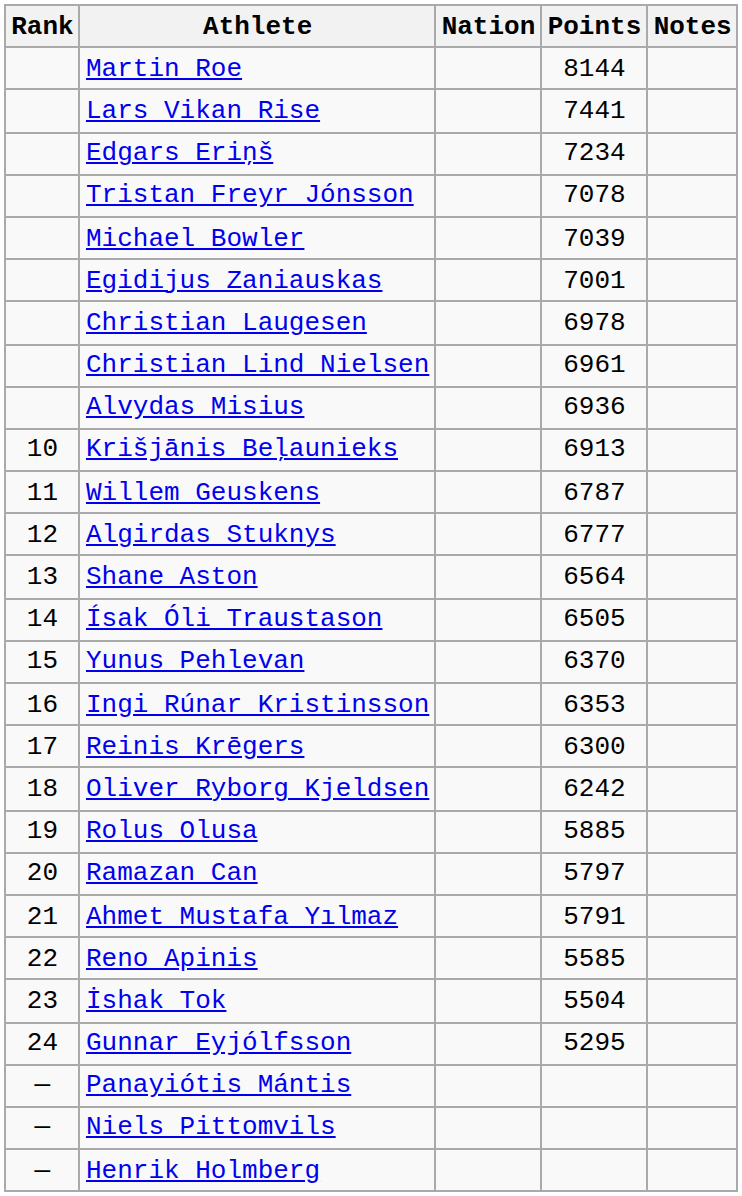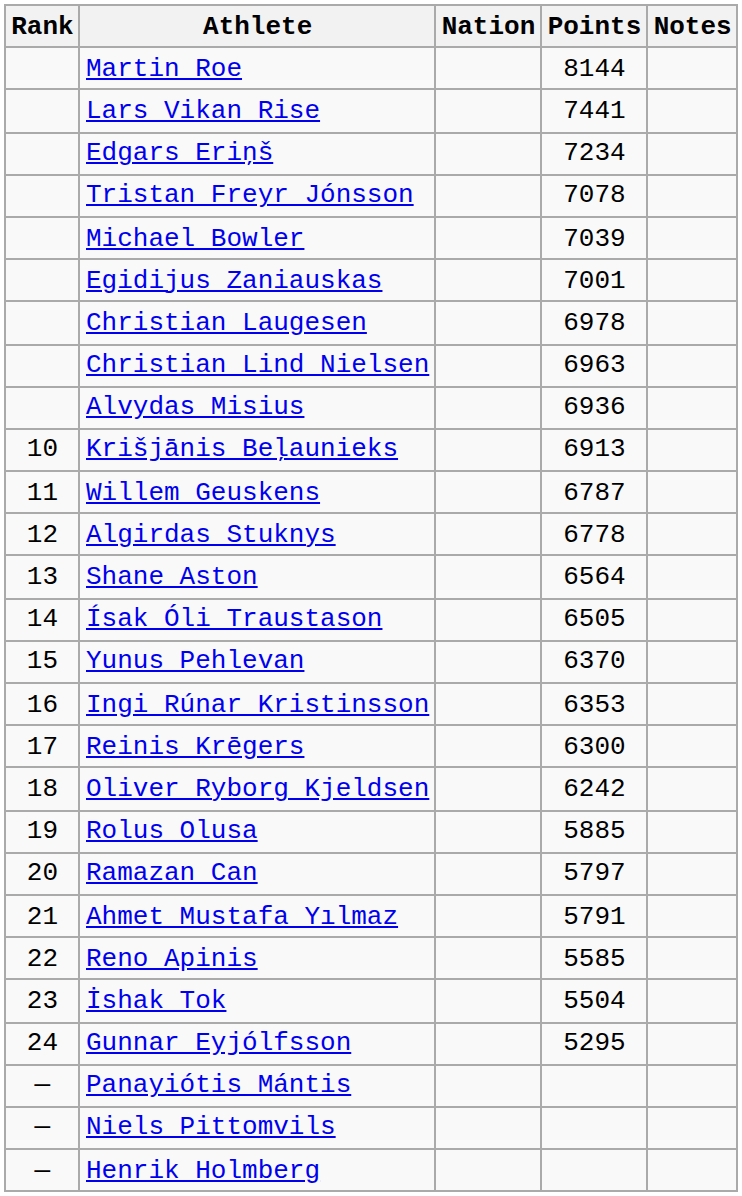(594, 365) 6961 -> (594, 365) 6963
(594, 535) 6777 -> (594, 535) 6778
